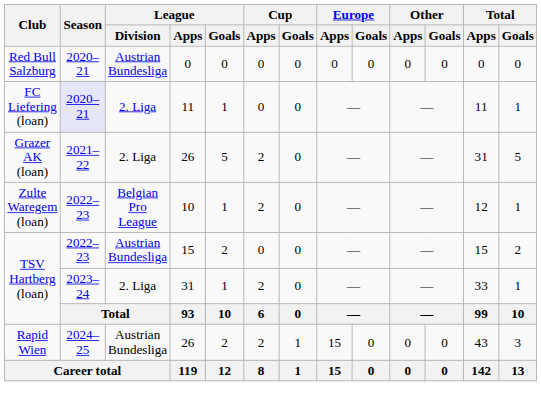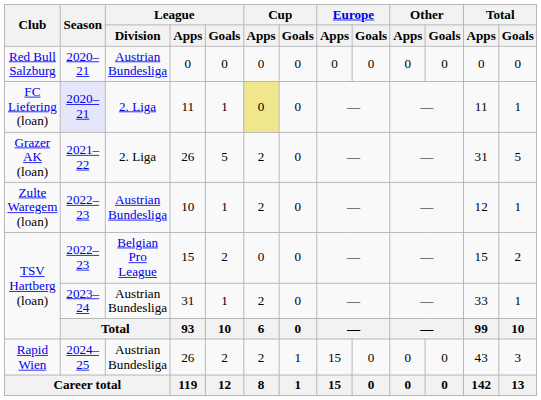(261, 106) no background -> (261, 106) khaki background
(138, 207) Belgian Pro League -> (138, 207) Austrian Bundesliga
(138, 250) Austrian Bundesliga -> (138, 257) Belgian Pro League
(138, 286) 2. Liga -> (138, 300) Austrian Bundesliga
